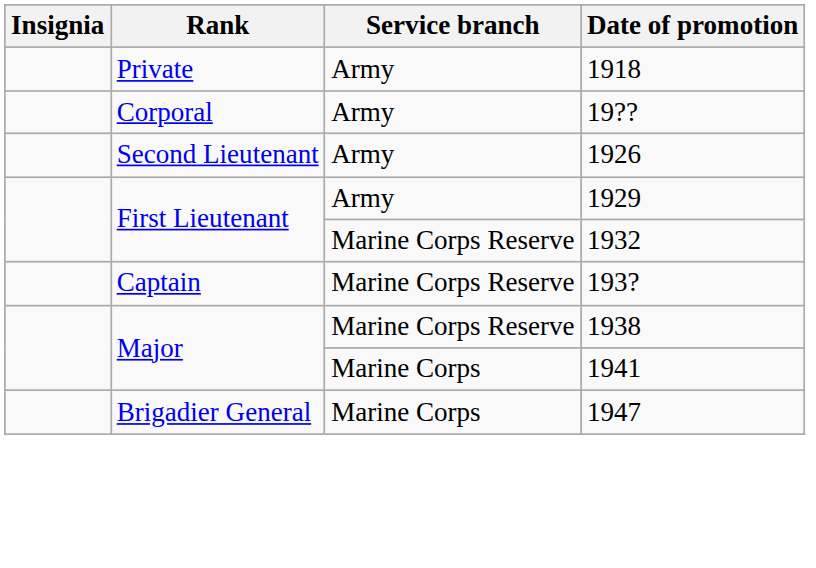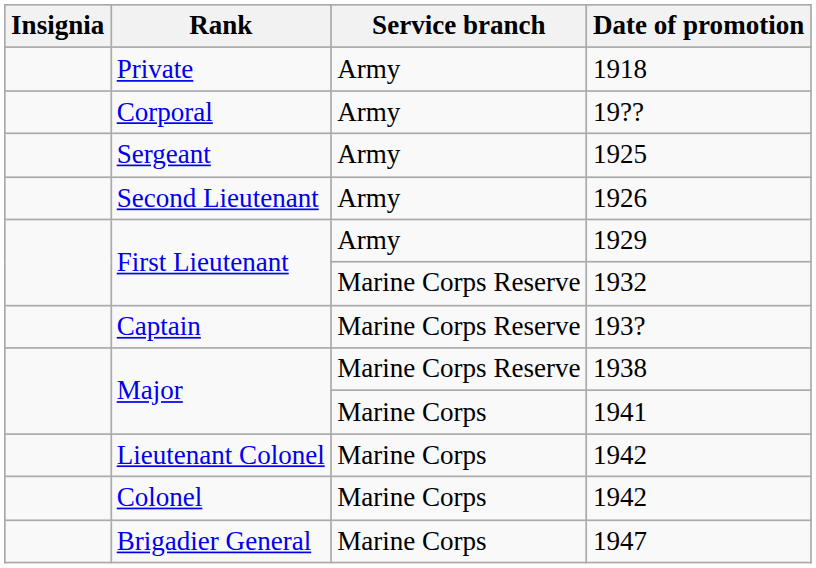+ row: (164, 154)
+ row: (221, 454)
+ row: (160, 497)
